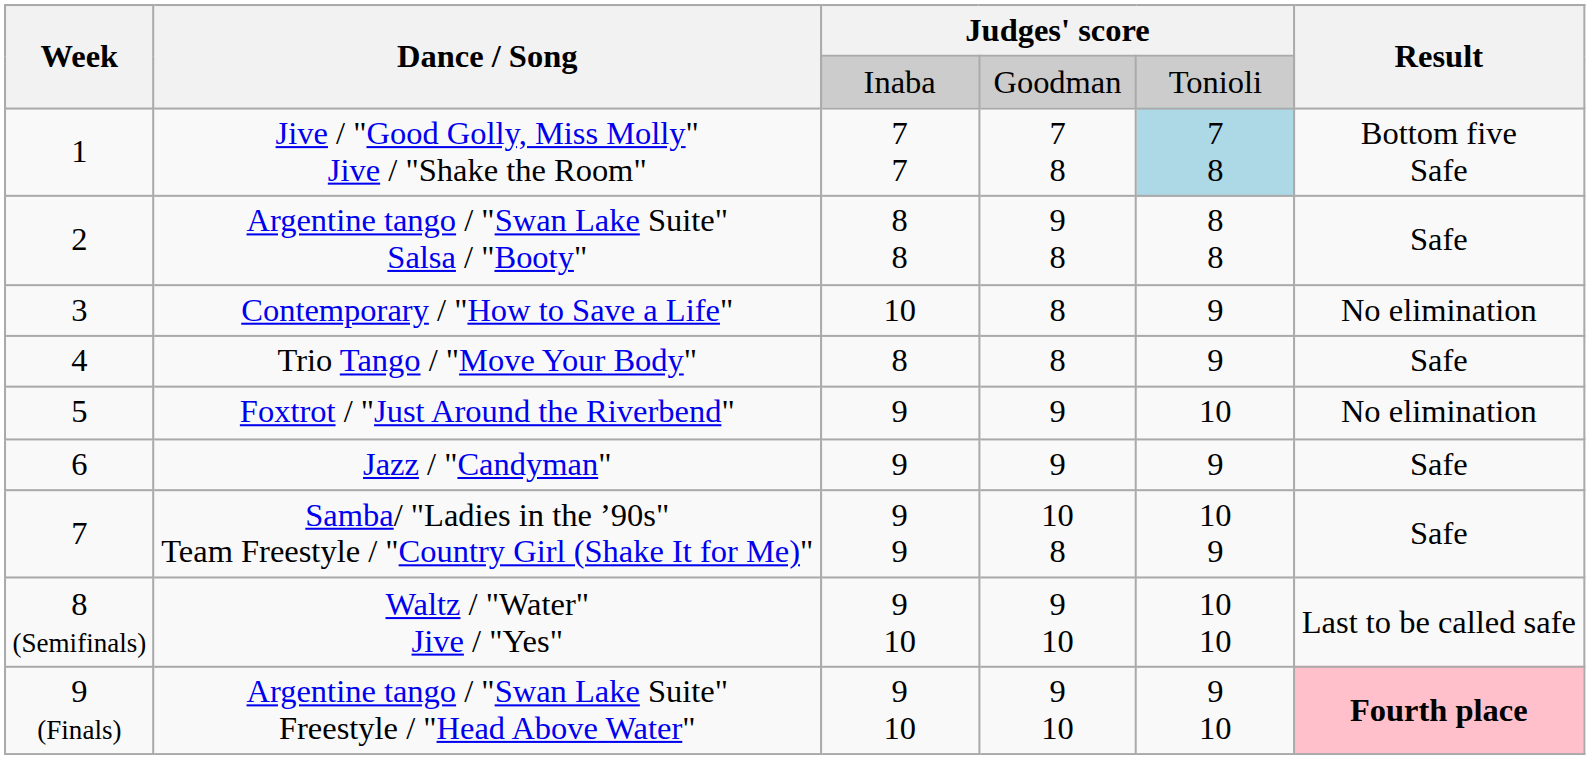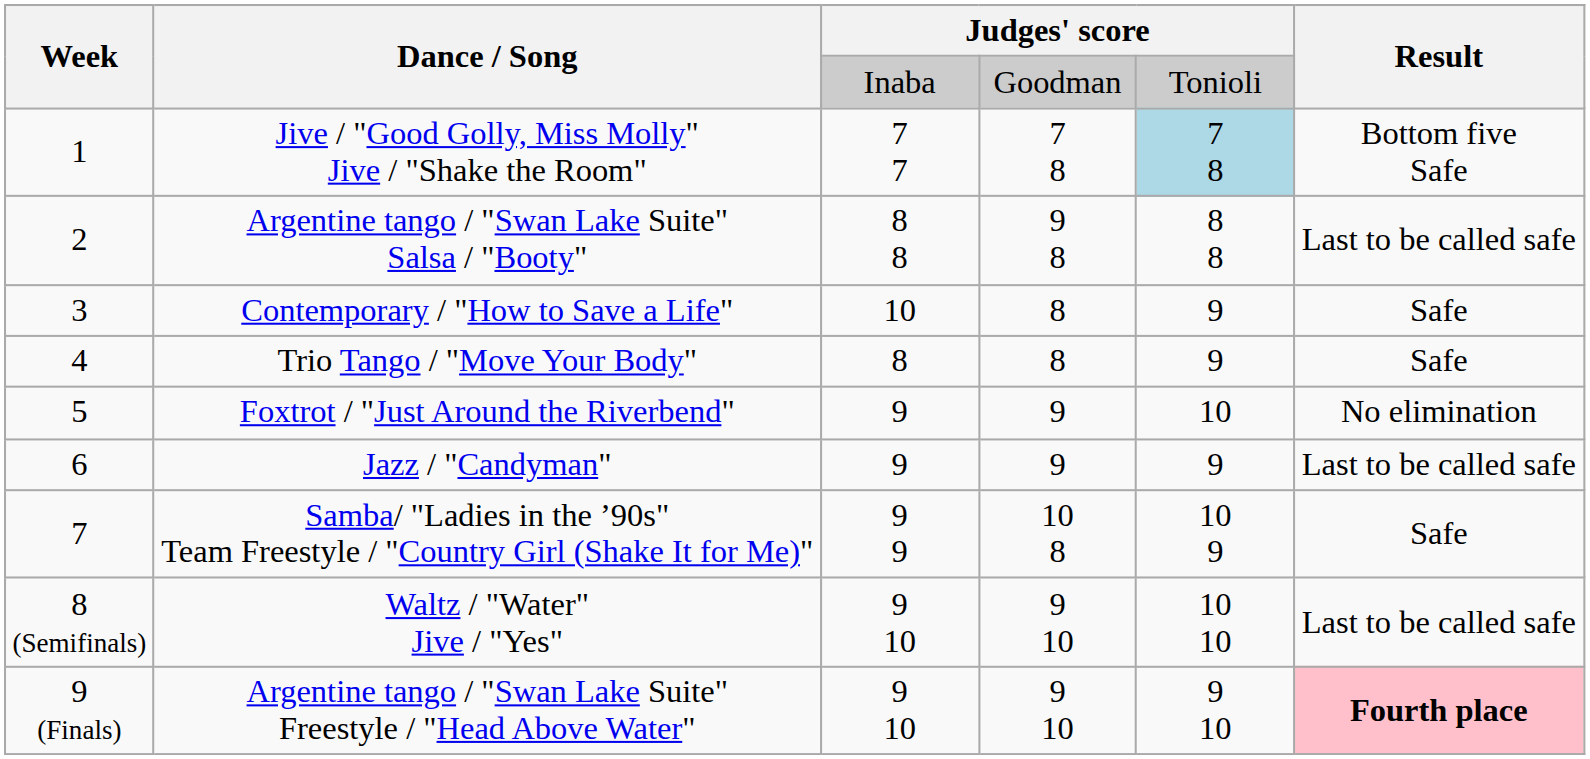(1439, 239) Safe -> (1439, 239) Last to be called safe
(1439, 309) No elimination -> (1439, 309) Safe
(1439, 463) Safe -> (1439, 463) Last to be called safe
